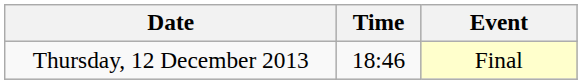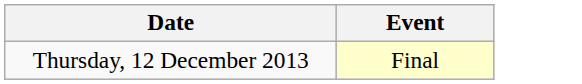- column: (379, 23)
